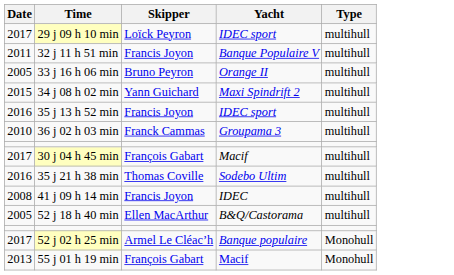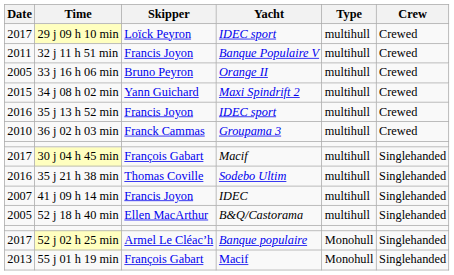+ column: (413, 14)
(20, 195) 2008 -> (20, 195) 2007
